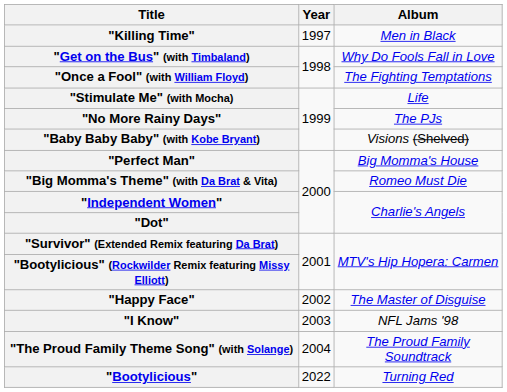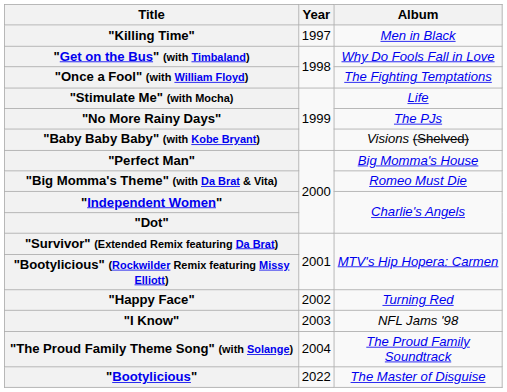(418, 300) The Master of Disguise -> (418, 300) Turning Red
(418, 377) Turning Red -> (418, 377) The Master of Disguise
